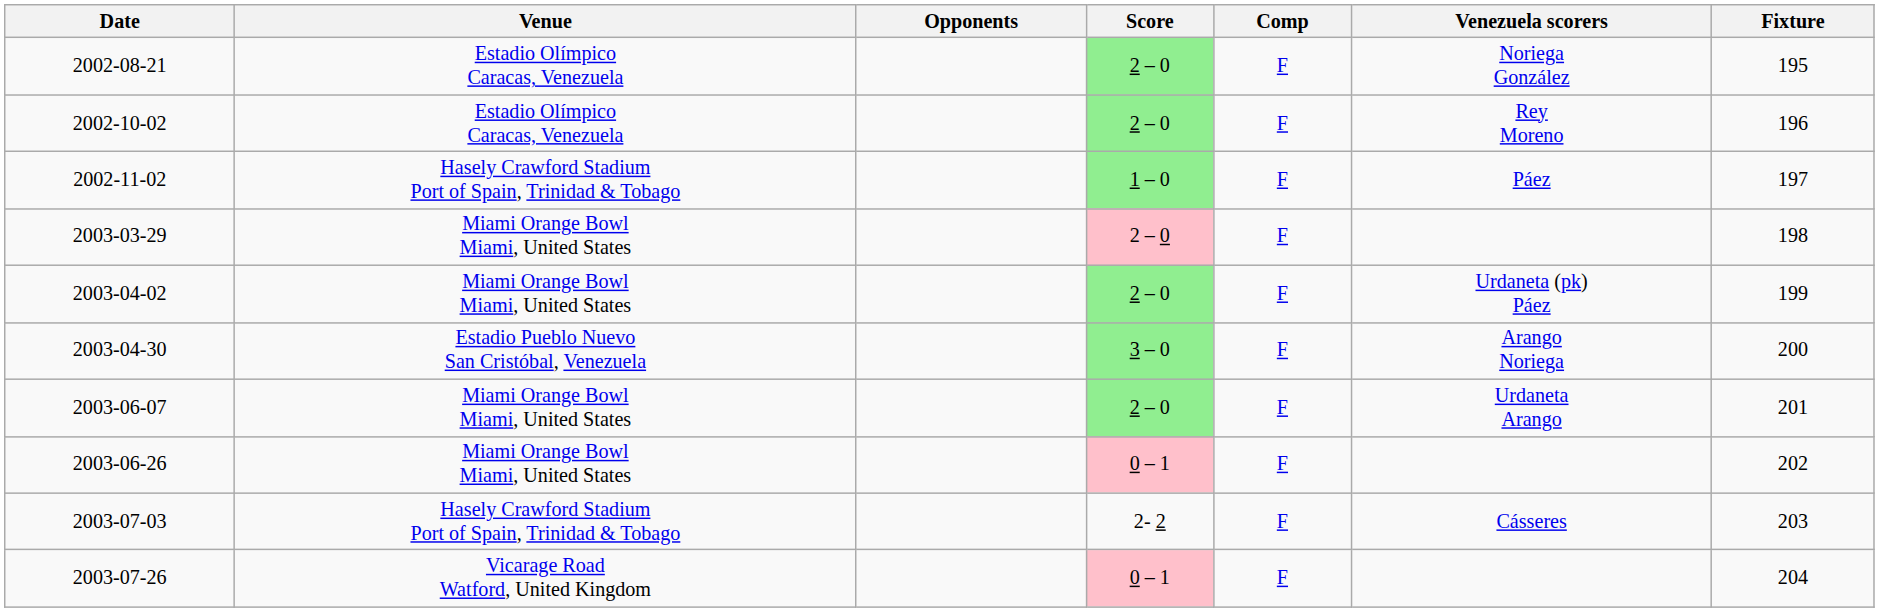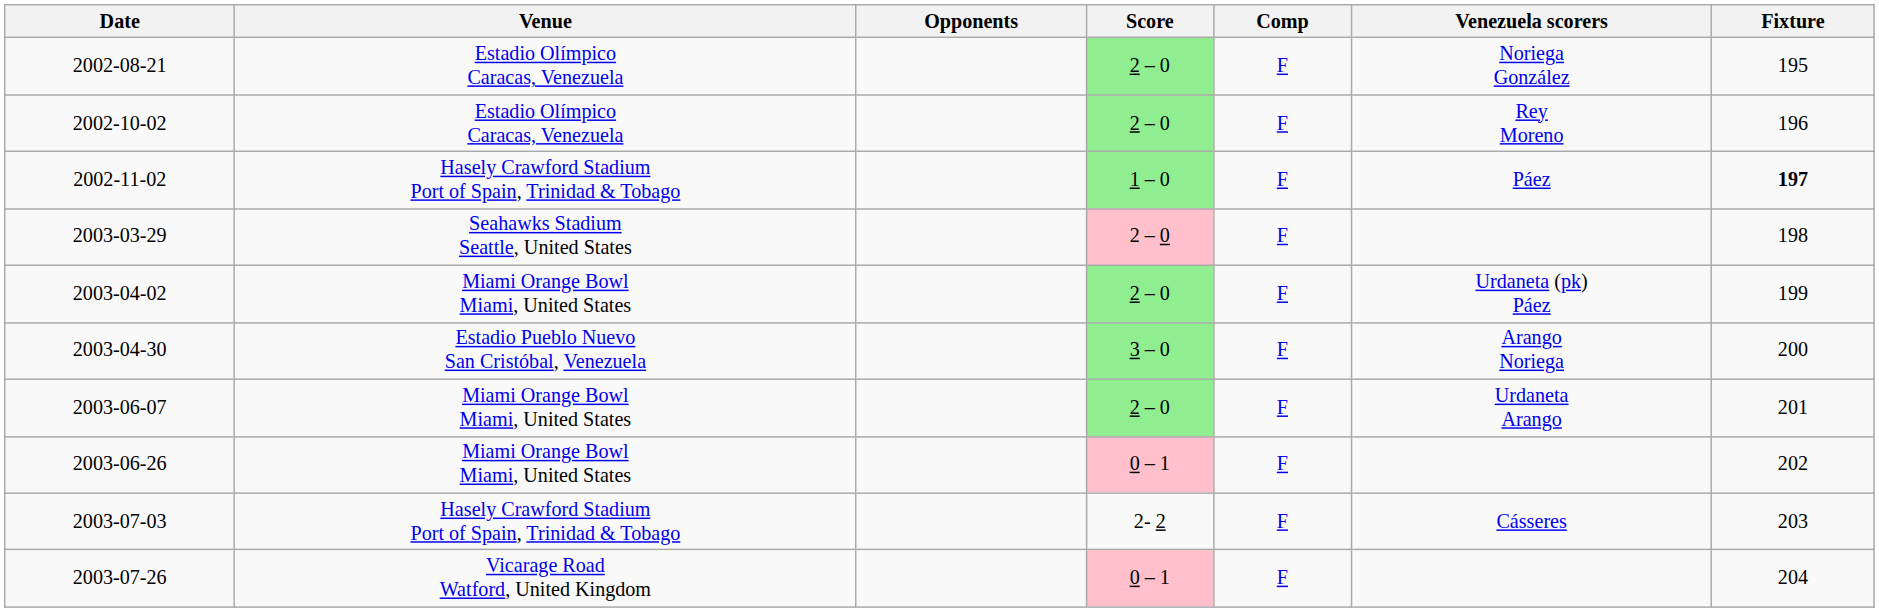(1793, 179) normal -> (1793, 179) bold
(545, 236) Miami Orange Bowl Miami, United States -> (545, 236) Seahawks Stadium Seattle, United States
